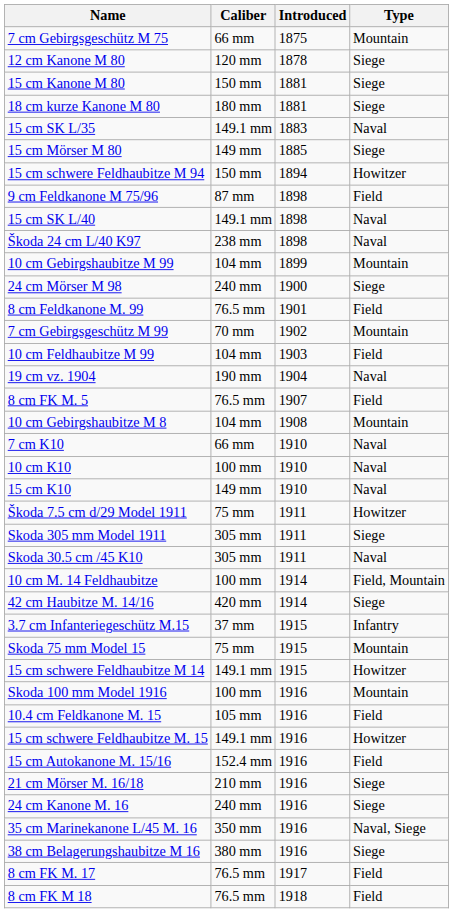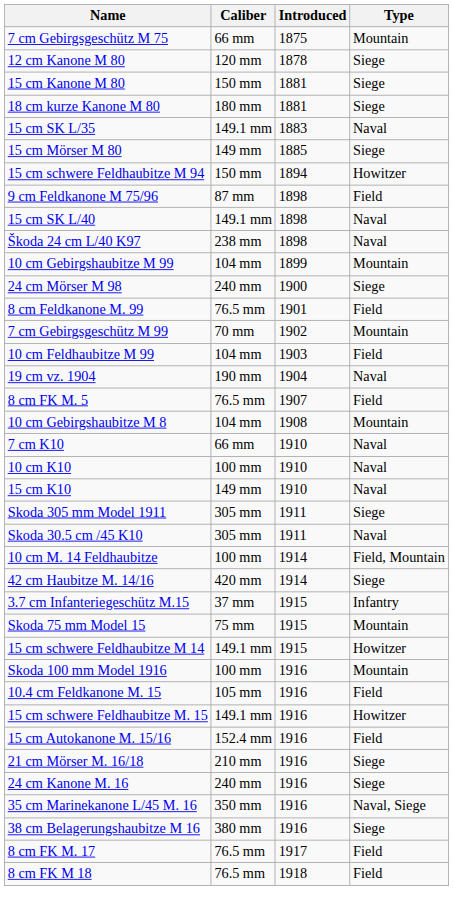- row: (97, 512)
